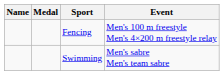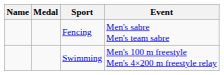(162, 32) Men's 100 m freestyle Men's 4×200 m freestyle relay -> (138, 32) Men's sabre Men's team sabre
(138, 58) Men's sabre Men's team sabre -> (162, 58) Men's 100 m freestyle Men's 4×200 m freestyle relay
